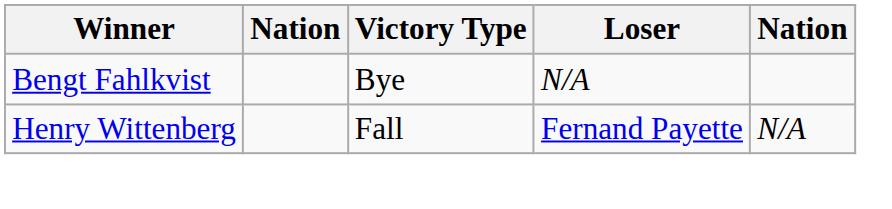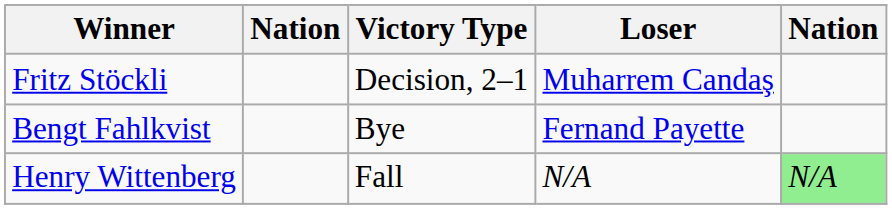+ row: (90, 78)
(565, 78) N/A -> (643, 128) Fernand Payette
(642, 128) Fernand Payette -> (567, 177) N/A
(782, 128) no background -> (813, 177) lightgreen background
